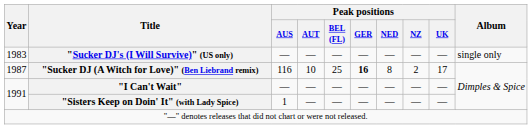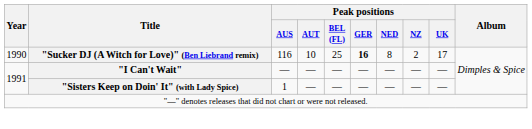- row: (150, 54)
(17, 70) 1987 -> (17, 54) 1990
